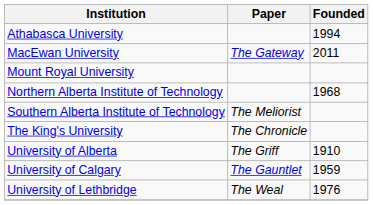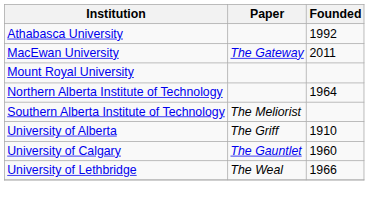(327, 33) 1994 -> (323, 33) 1992
(327, 92) 1968 -> (323, 92) 1964
- row: (65, 131)
(327, 170) 1959 -> (323, 151) 1960
(327, 190) 1976 -> (323, 170) 1966
